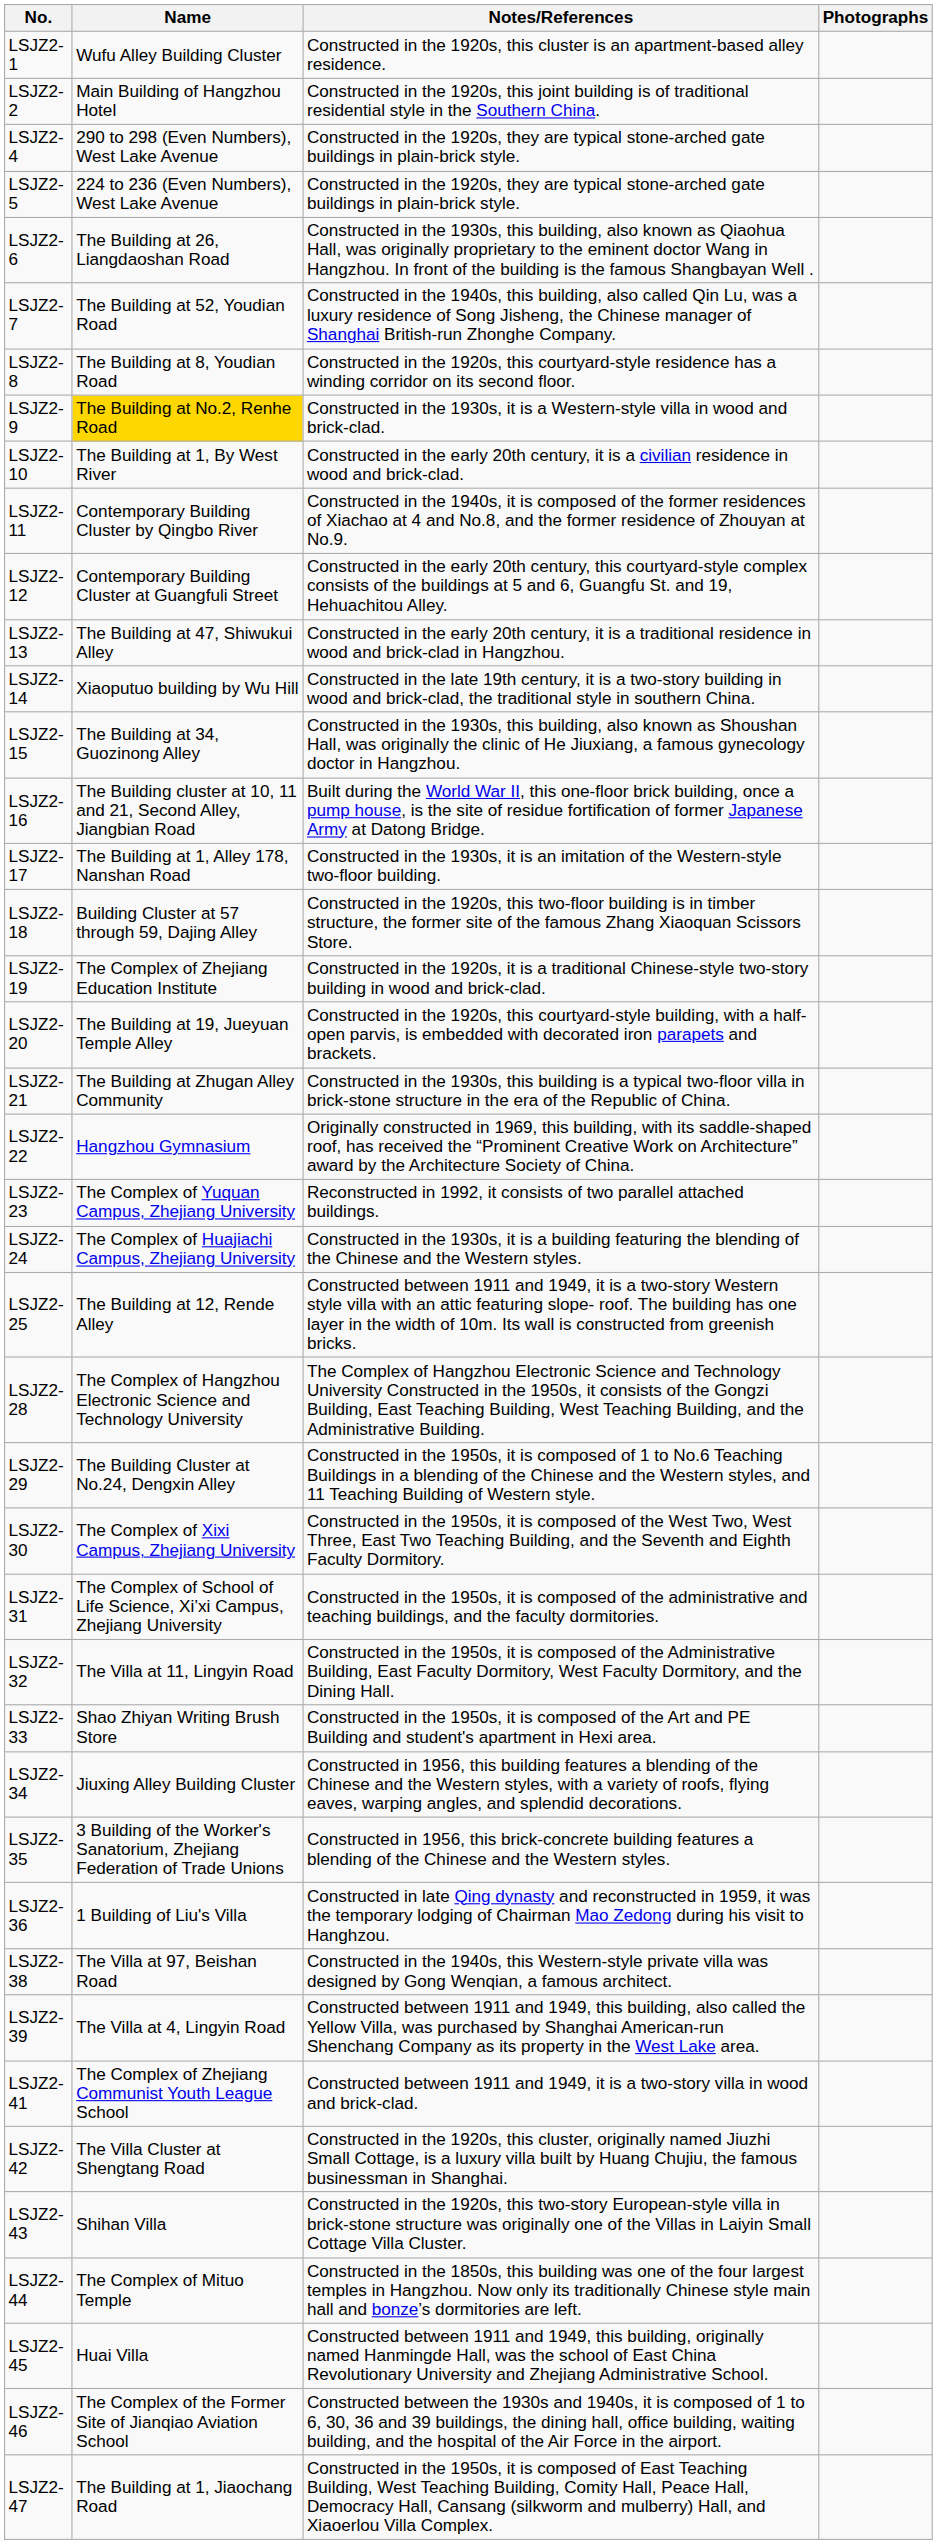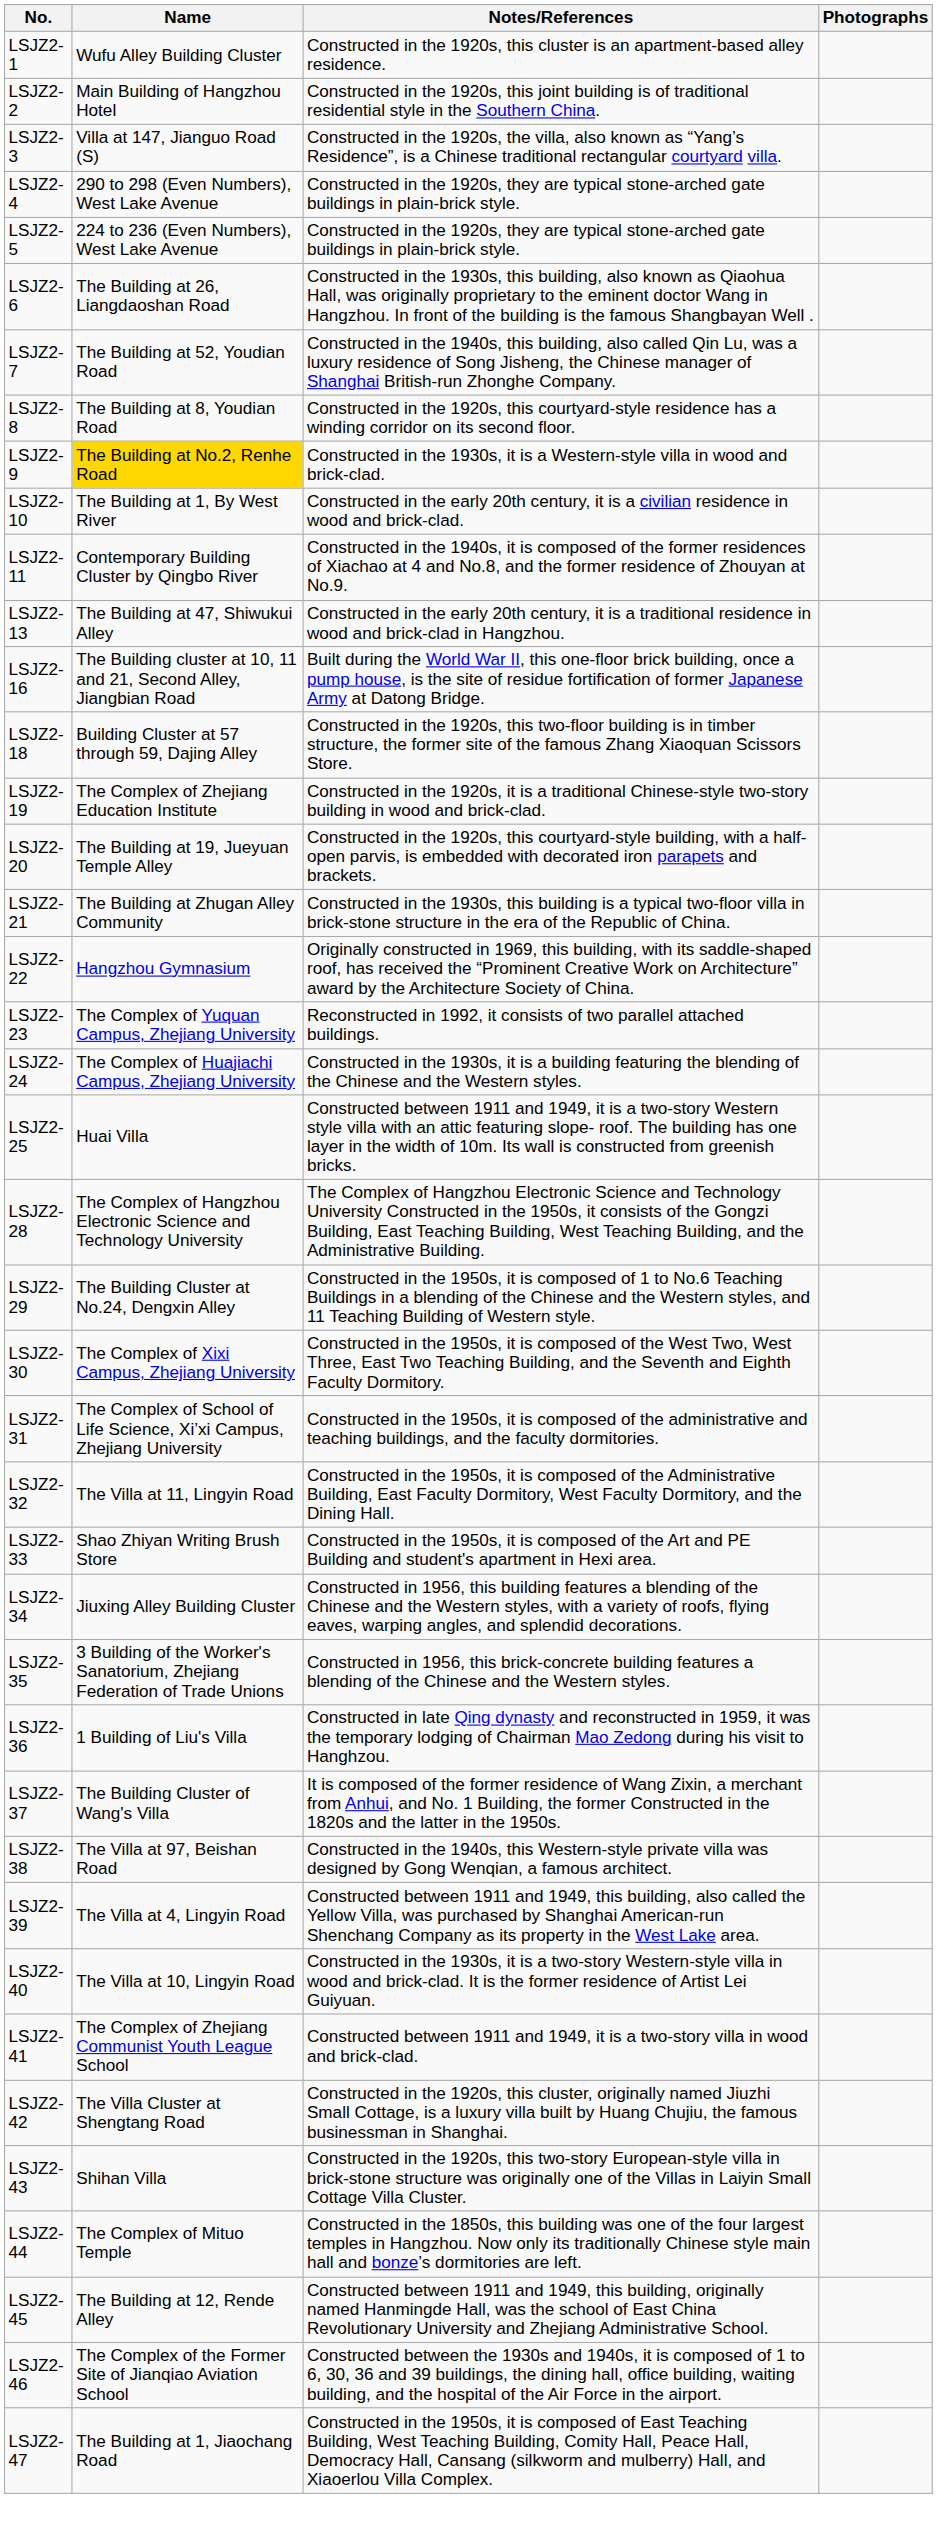+ row: (36, 147)
- row: (36, 586)
- row: (36, 688)
- row: (36, 744)
- row: (36, 866)
(175, 1314) The Building at 12, Rende Alley -> (112, 1137) Huai Villa
+ row: (36, 1803)
+ row: (36, 1981)
(112, 2356) Huai Villa -> (175, 2309) The Building at 12, Rende Alley
